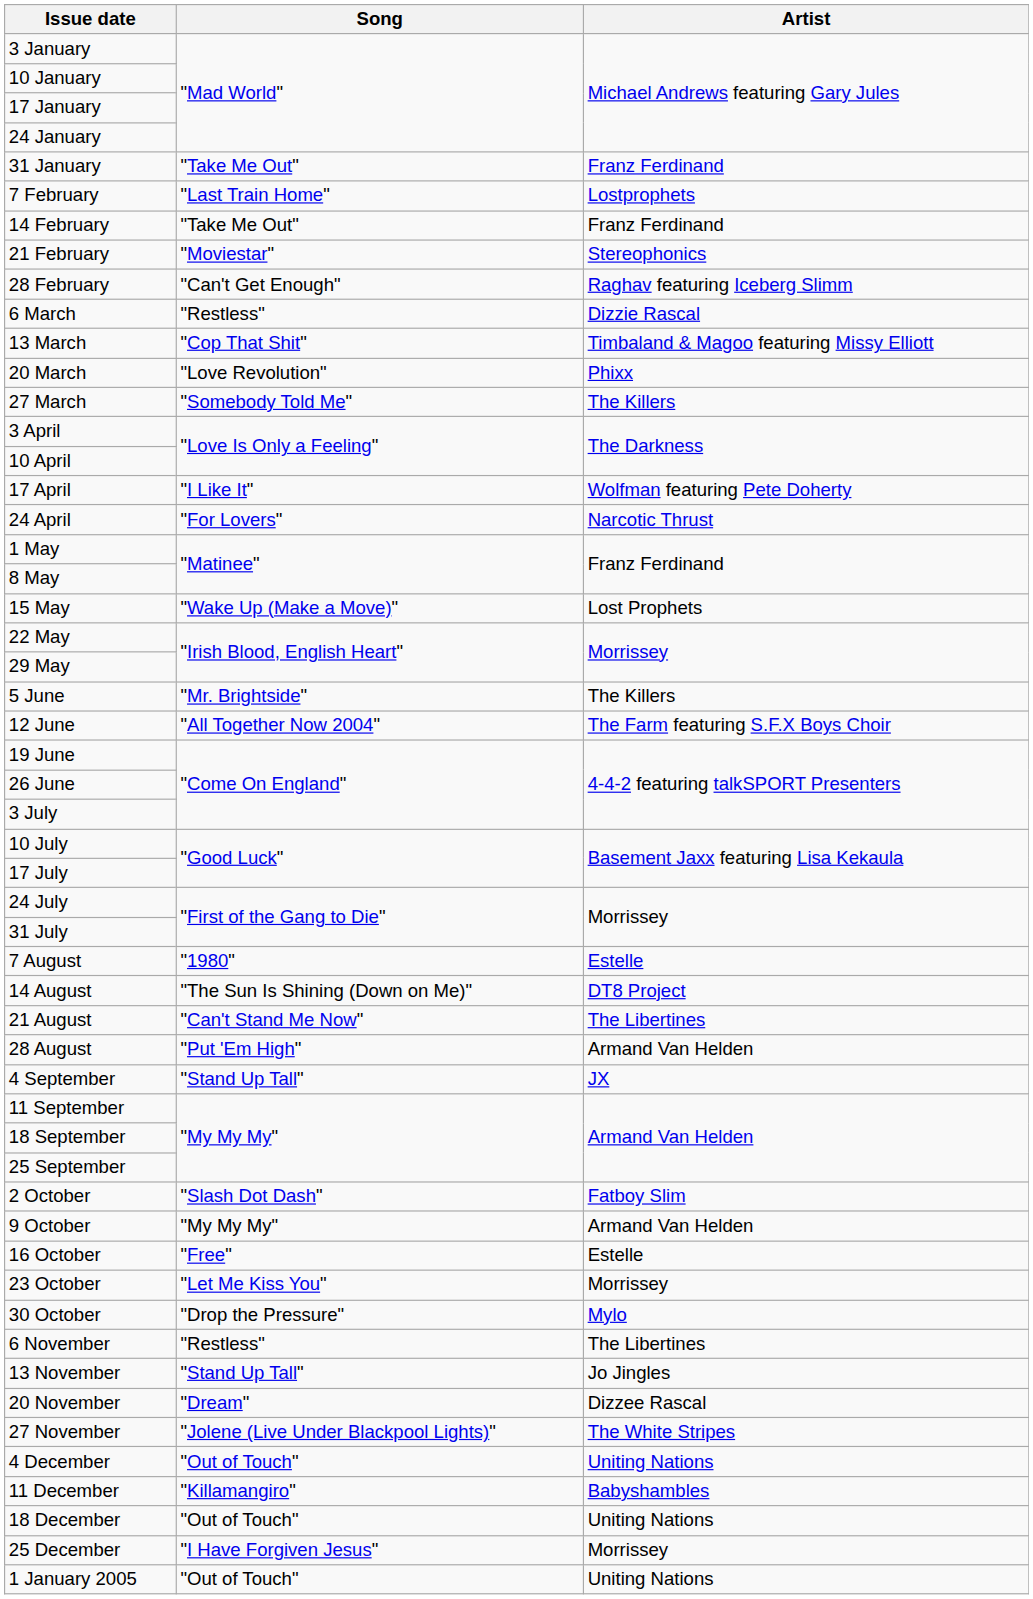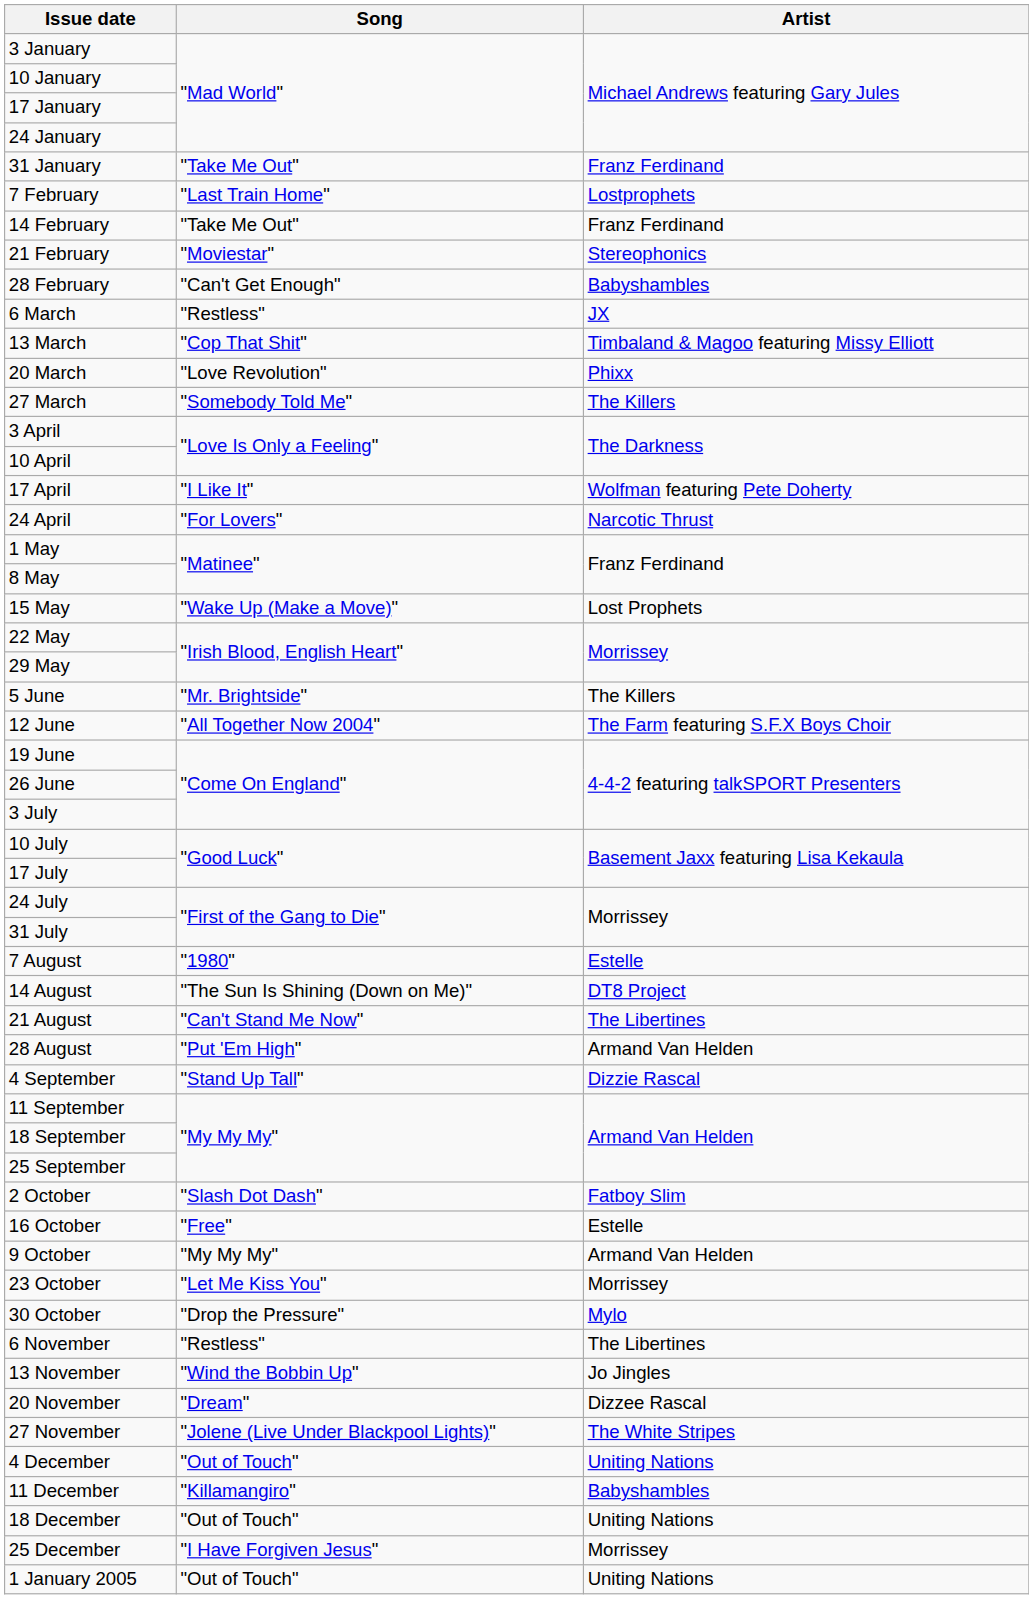(720, 284) Raghav featuring Iceberg Slimm -> (649, 284) Babyshambles
(644, 313) Dizzie Rascal -> (598, 313) JX
(598, 1078) JX -> (644, 1078) Dizzie Rascal
rows swapped: (50, 1226) <-> (55, 1255)
(242, 1373) "Stand Up Tall" -> (270, 1373) "Wind the Bobbin Up"
